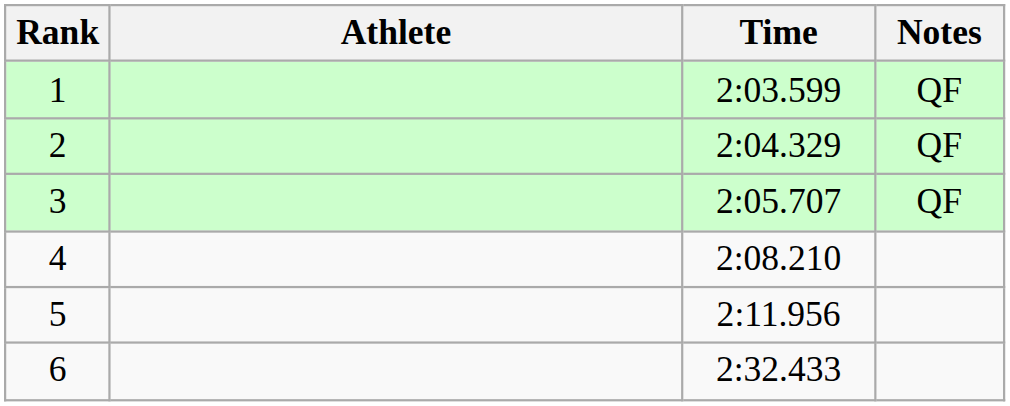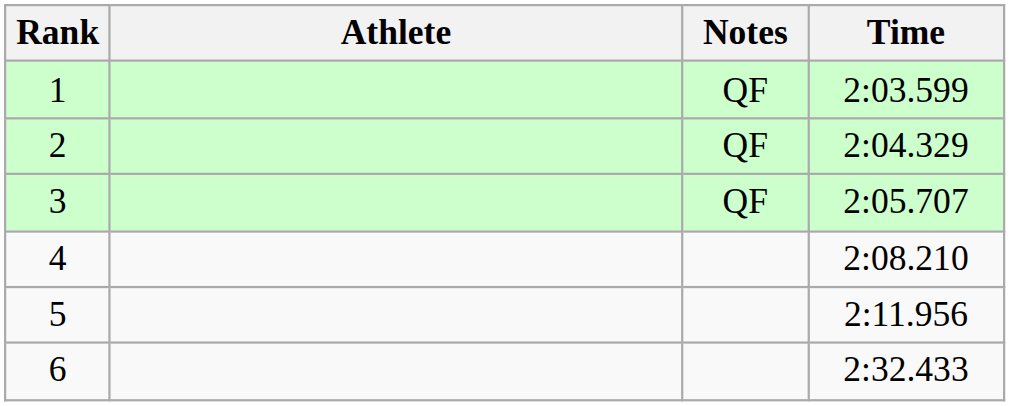columns swapped: (779, 32) <-> (939, 32)
